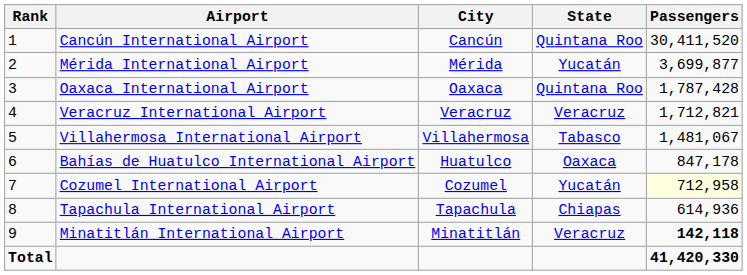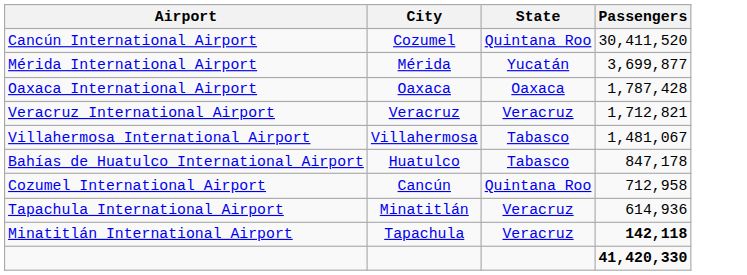- column: (30, 17)
(476, 41) Cancún -> (424, 41) Cozumel
(590, 89) Quintana Roo -> (538, 89) Oaxaca
(590, 162) Oaxaca -> (538, 162) Tabasco
(476, 186) Cozumel -> (424, 186) Cancún
(590, 186) Yucatán -> (538, 186) Quintana Roo
(708, 186) lightyellow background -> (656, 186) no background
(476, 210) Tapachula -> (424, 210) Minatitlán
(590, 210) Chiapas -> (538, 210) Veracruz
(476, 234) Minatitlán -> (424, 234) Tapachula
